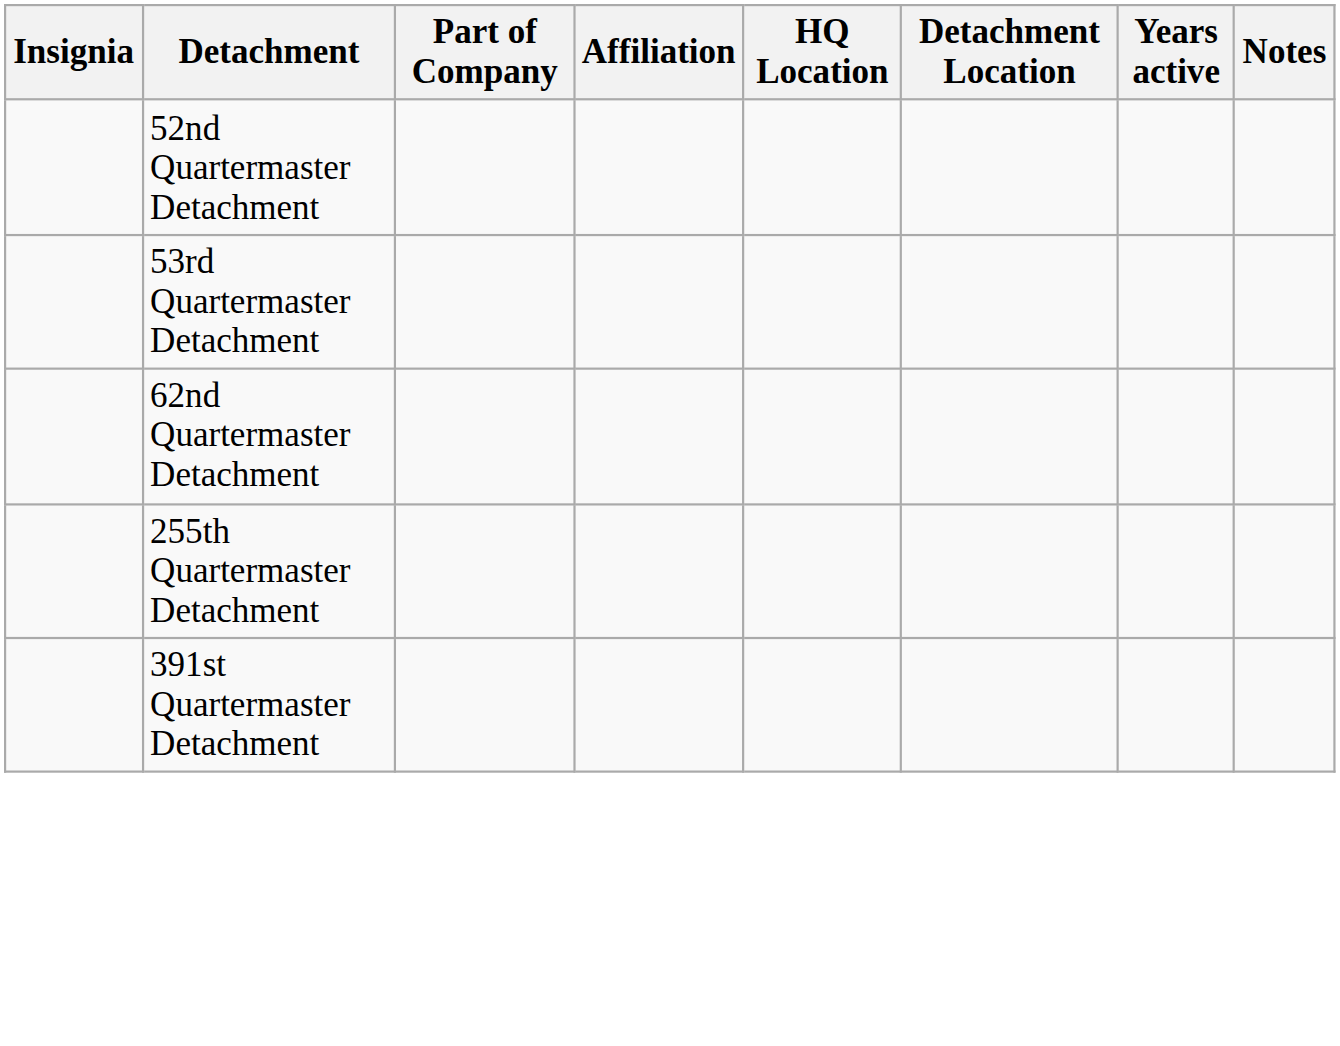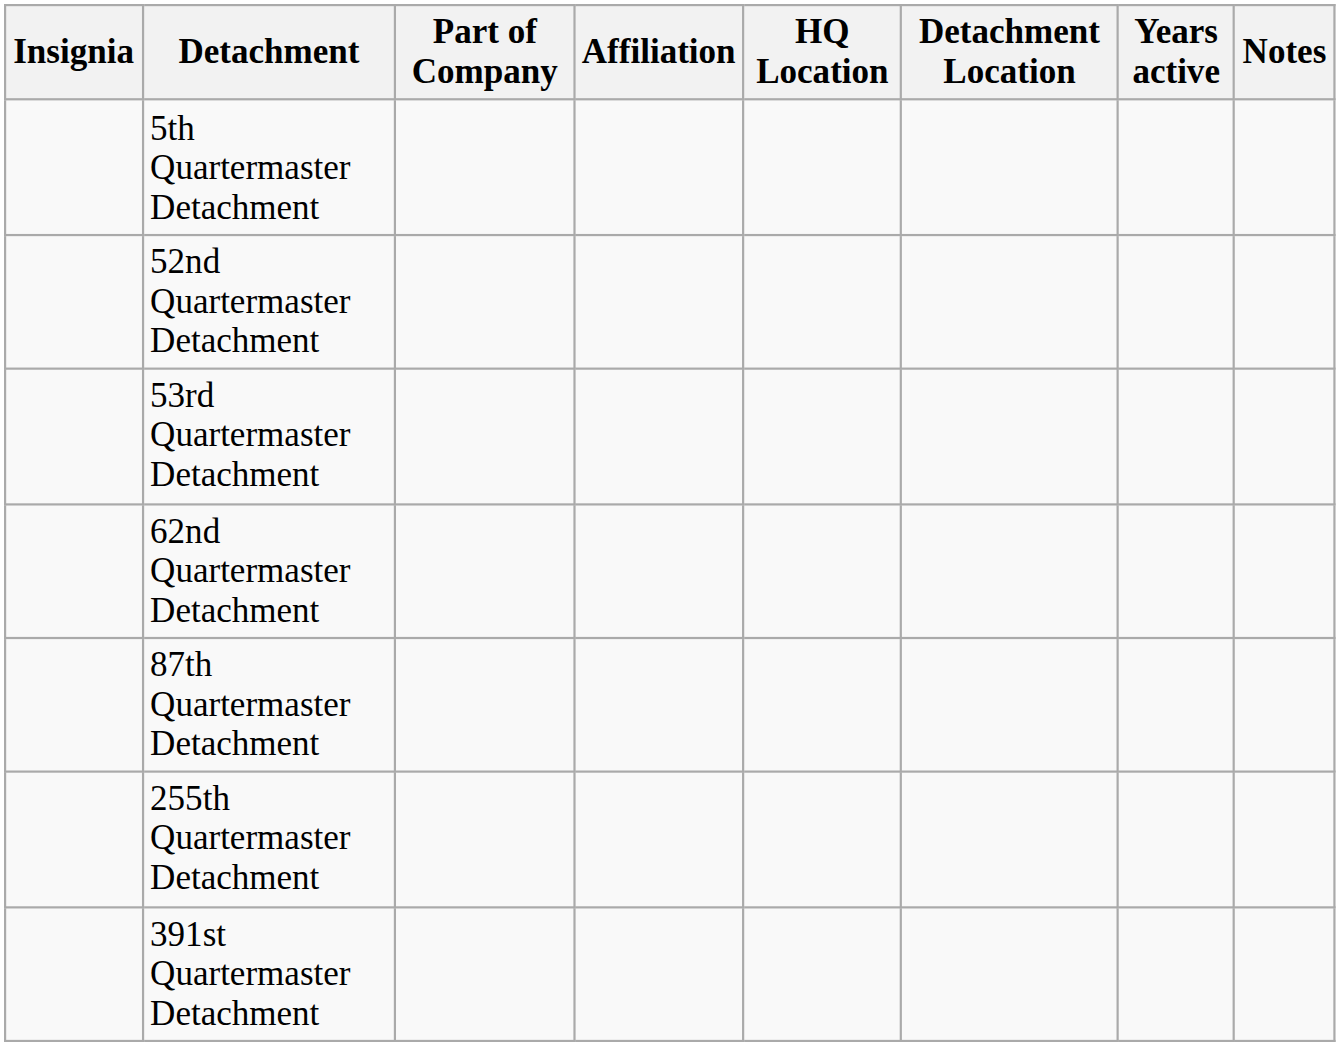+ row: (250, 166)
+ row: (250, 704)
